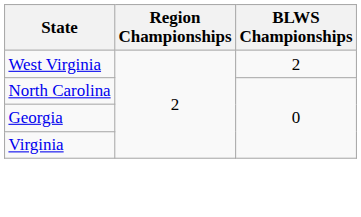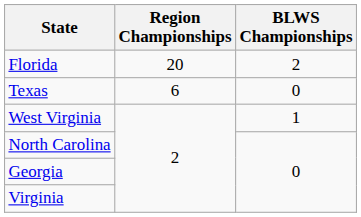+ row: (33, 63)
+ row: (28, 90)
(296, 63) 2 -> (296, 117) 1
